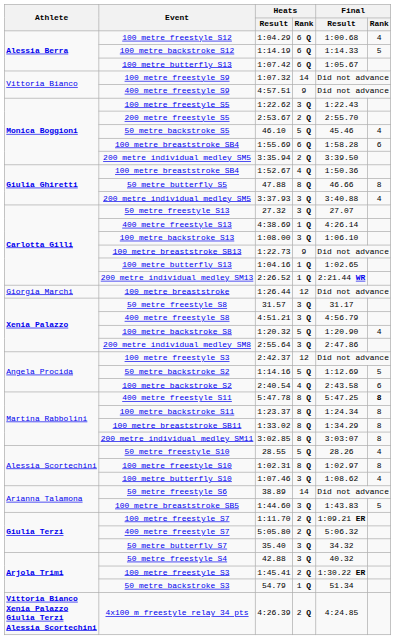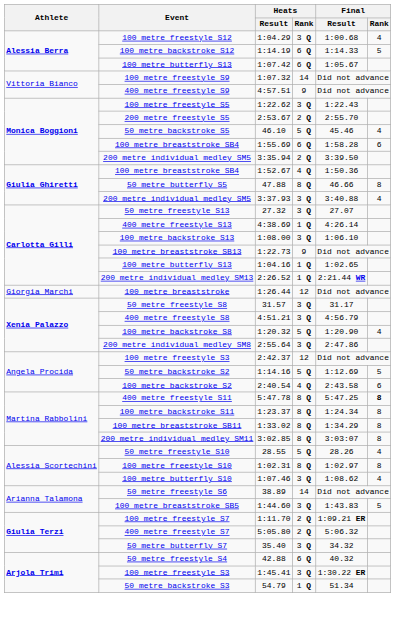(304, 37) 6 Q -> (304, 37) 3 Q
(304, 559) 3 Q -> (304, 559) 6 Q
(304, 572) 2 Q -> (304, 572) 3 Q
- row: (177, 613)
